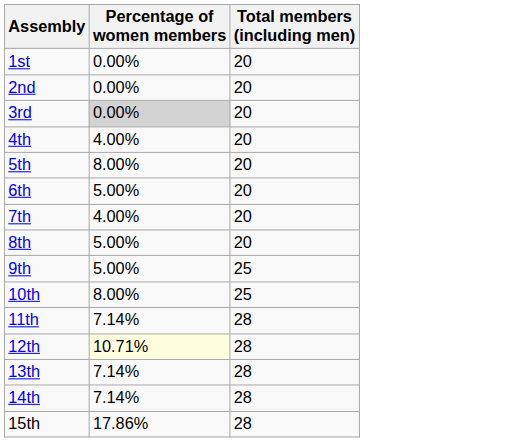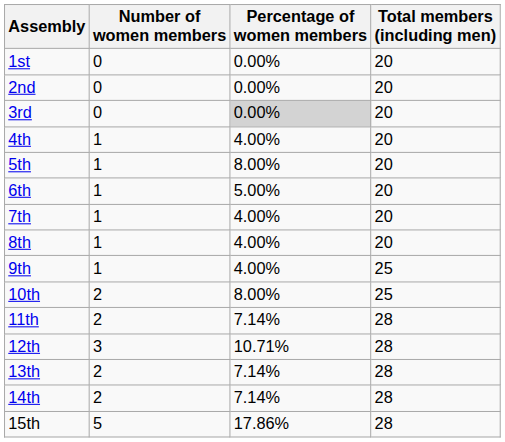+ column: (160, 26)
(116, 242) 5.00% -> (257, 242) 4.00%
(116, 268) 5.00% -> (257, 268) 4.00%
(121, 346) lightyellow background -> (261, 346) no background
